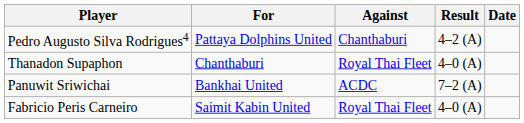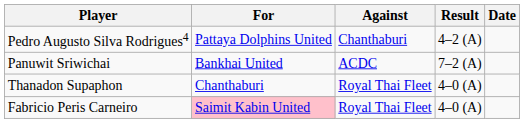rows swapped: (59, 85) <-> (65, 63)
(253, 107) no background -> (253, 107) pink background
